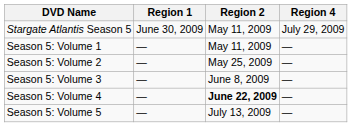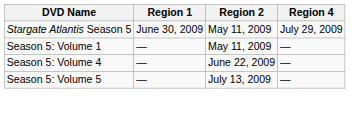- row: (54, 63)
- row: (54, 79)
(242, 96) bold -> (242, 63) normal
